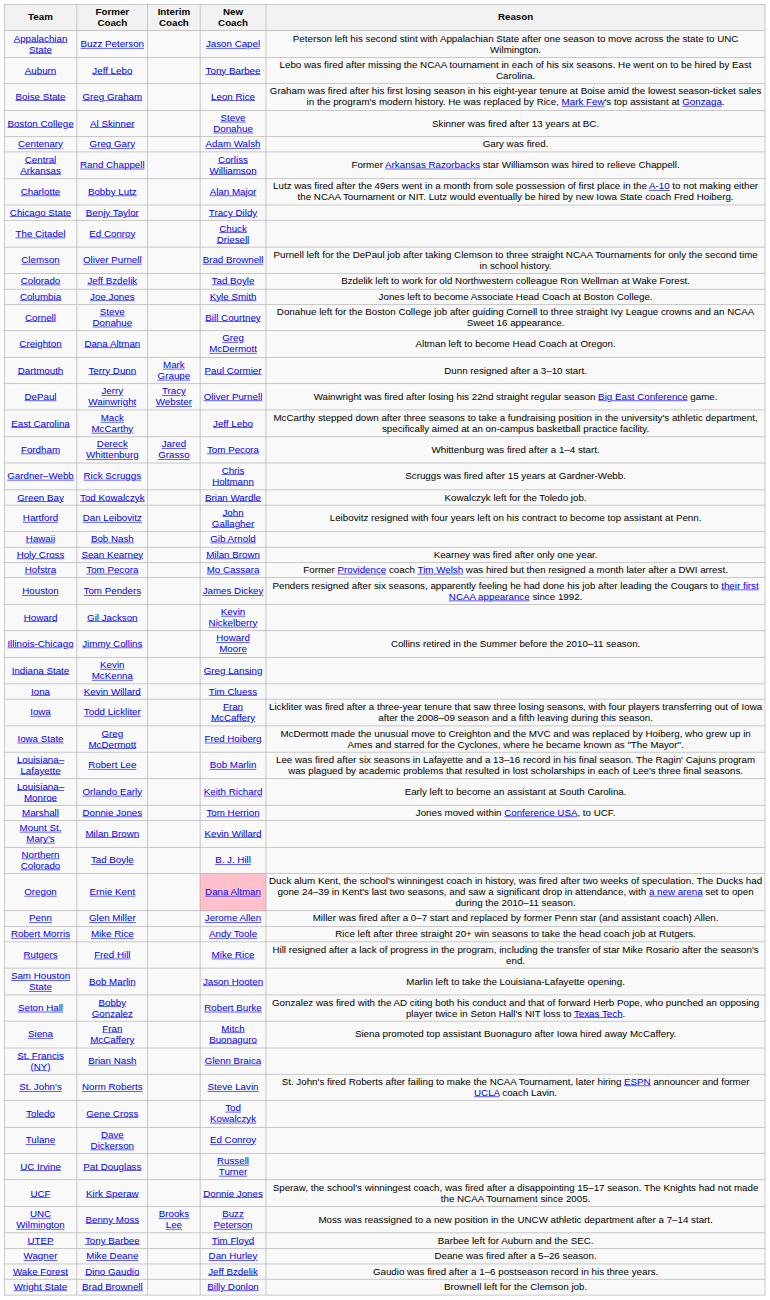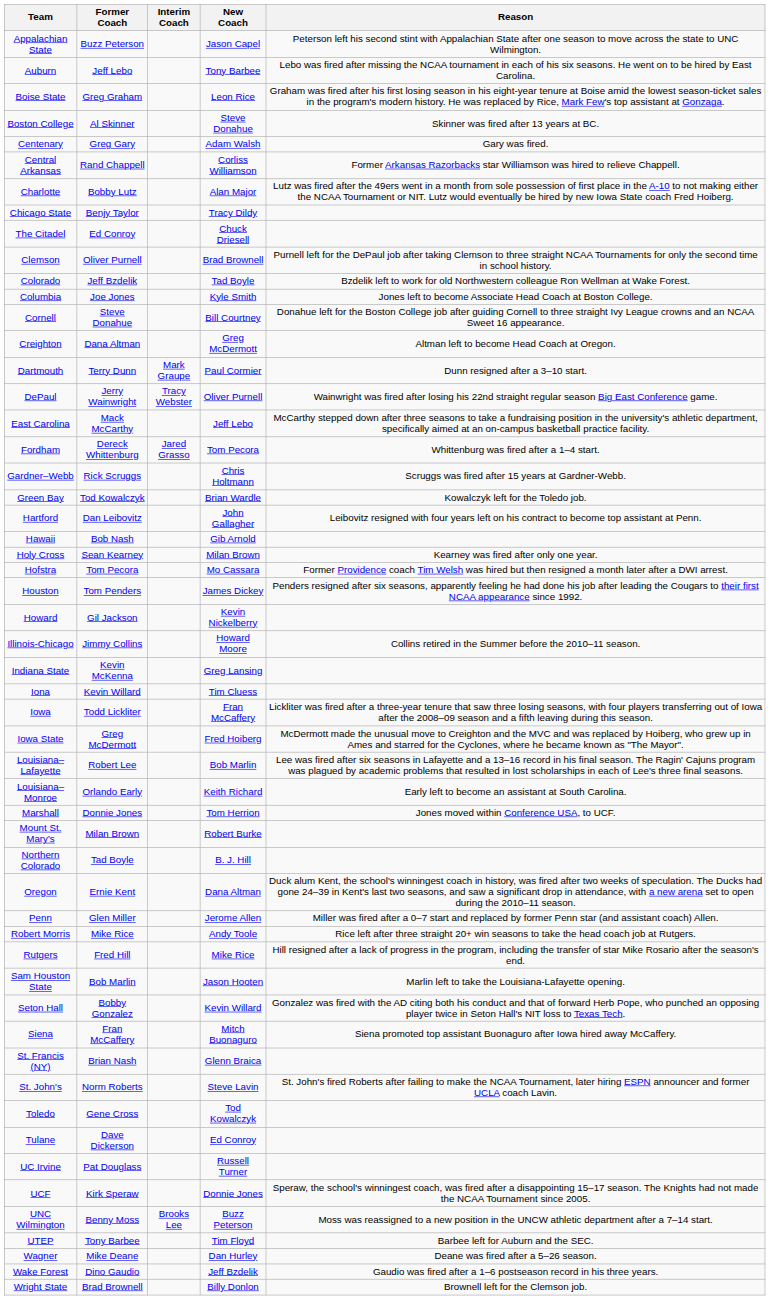(233, 833) Kevin Willard -> (233, 833) Robert Burke
(233, 892) pink background -> (233, 892) no background
(233, 1008) Robert Burke -> (233, 1008) Kevin Willard
